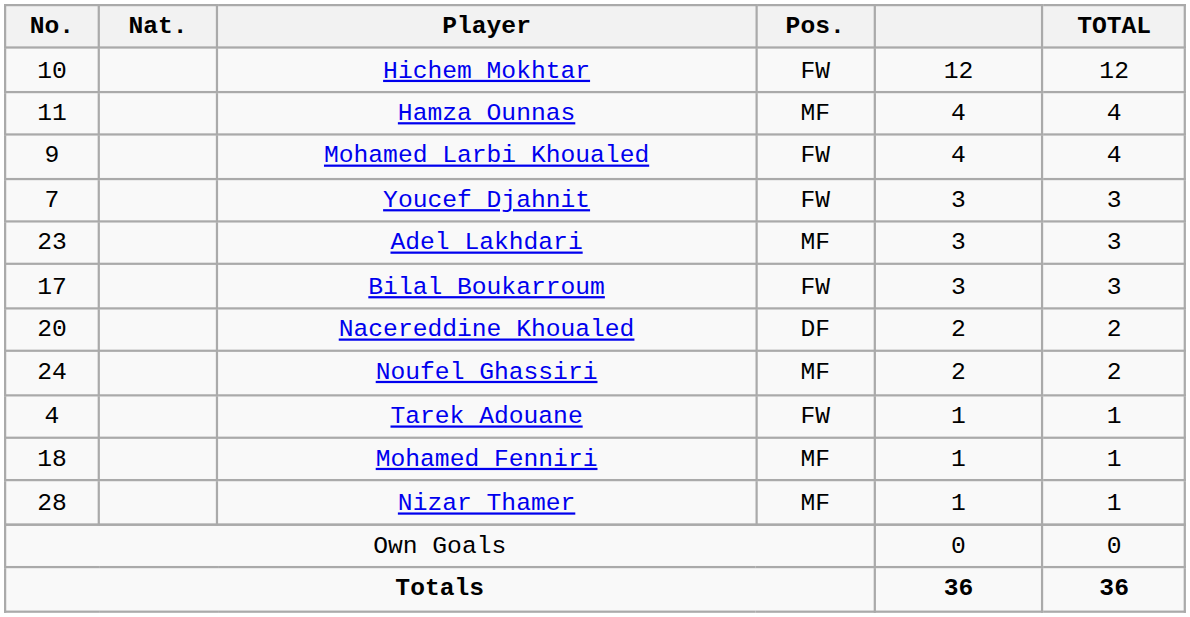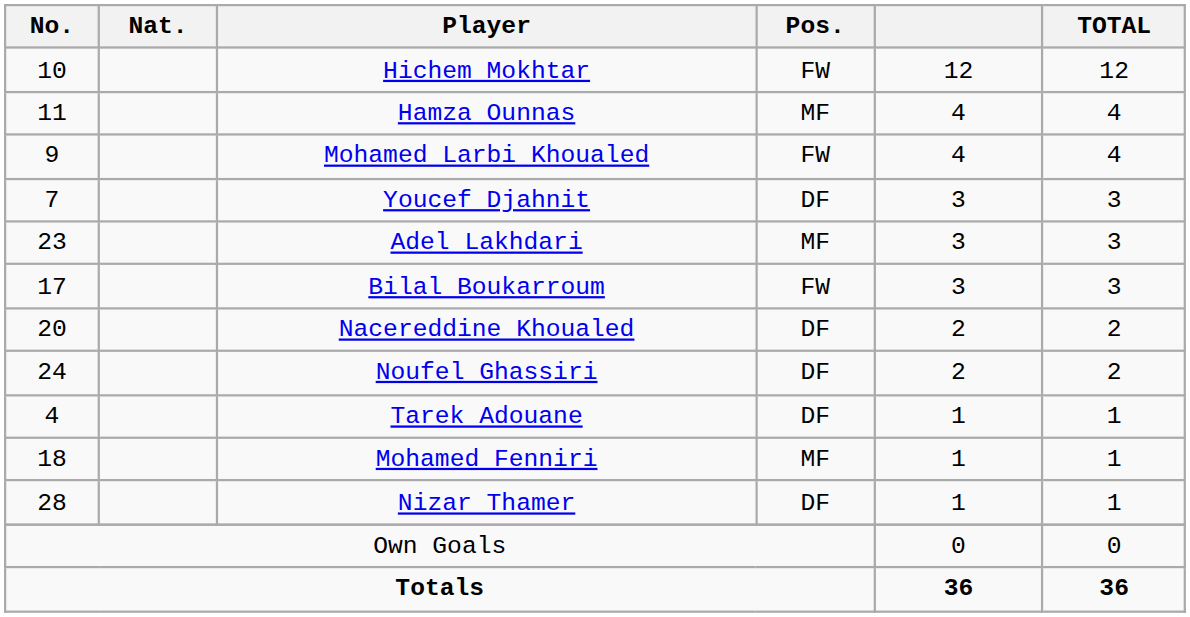(815, 200) FW -> (815, 200) DF
(815, 373) MF -> (815, 373) DF
(815, 416) FW -> (815, 416) DF
(815, 503) MF -> (815, 503) DF
